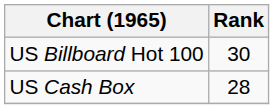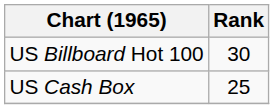(239, 86) 28 -> (239, 86) 25
